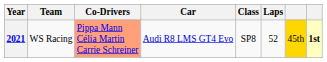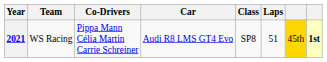(108, 39) lightsalmon background -> (108, 39) no background
(273, 39) 52 -> (273, 39) 51
